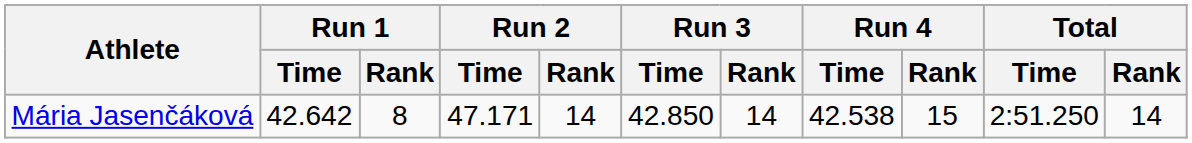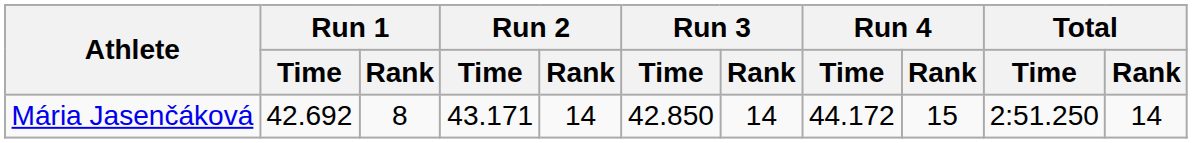(309, 116) 42.642 -> (309, 116) 42.692
(490, 116) 47.171 -> (490, 116) 43.171
(852, 116) 42.538 -> (852, 116) 44.172
